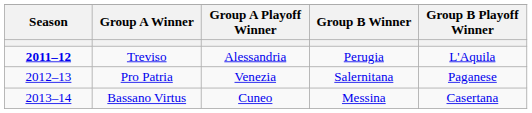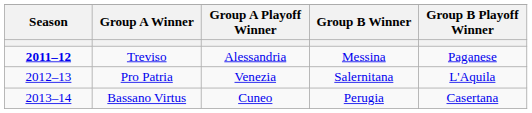(364, 56) Perugia -> (364, 56) Messina
(472, 56) L'Aquila -> (472, 56) Paganese
(472, 77) Paganese -> (472, 77) L'Aquila
(364, 98) Messina -> (364, 98) Perugia
